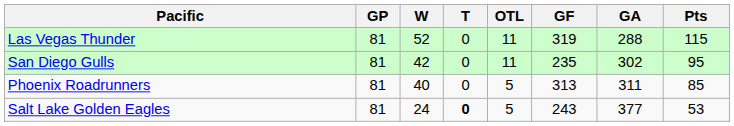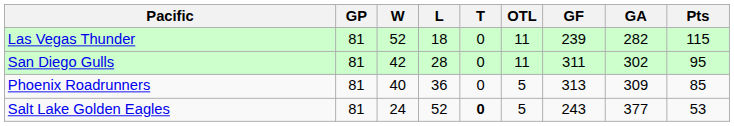+ column: (439, 16)
(564, 39) 319 -> (574, 39) 239
(630, 39) 288 -> (636, 39) 282
(564, 62) 235 -> (574, 62) 311
(630, 86) 311 -> (636, 86) 309
